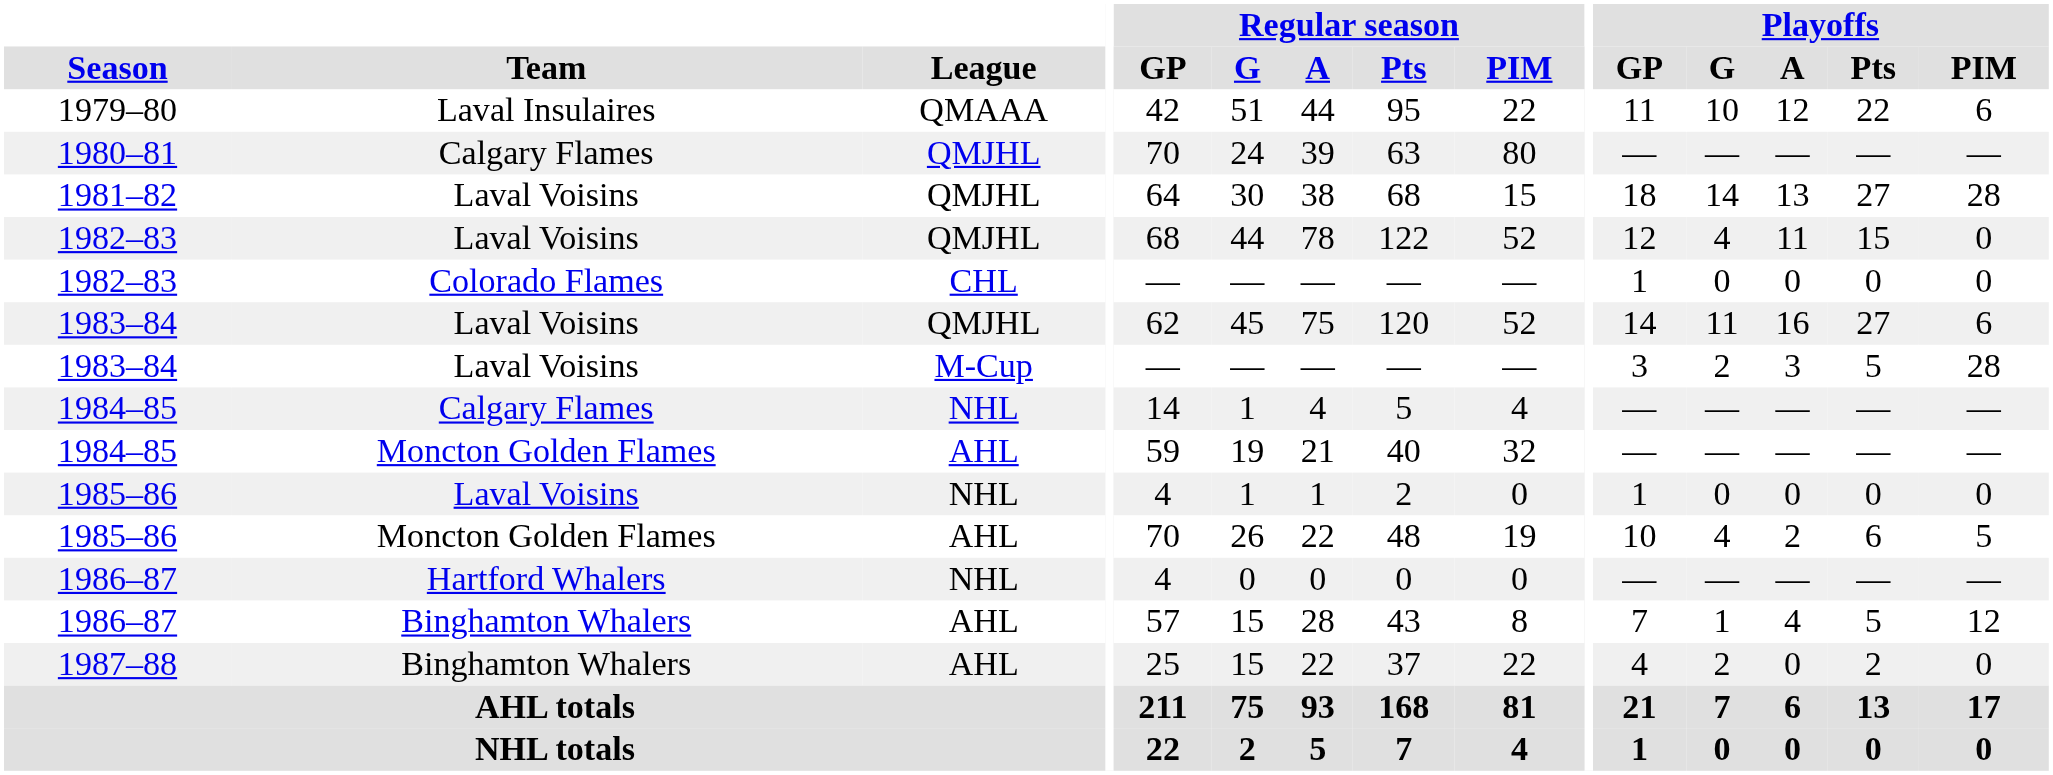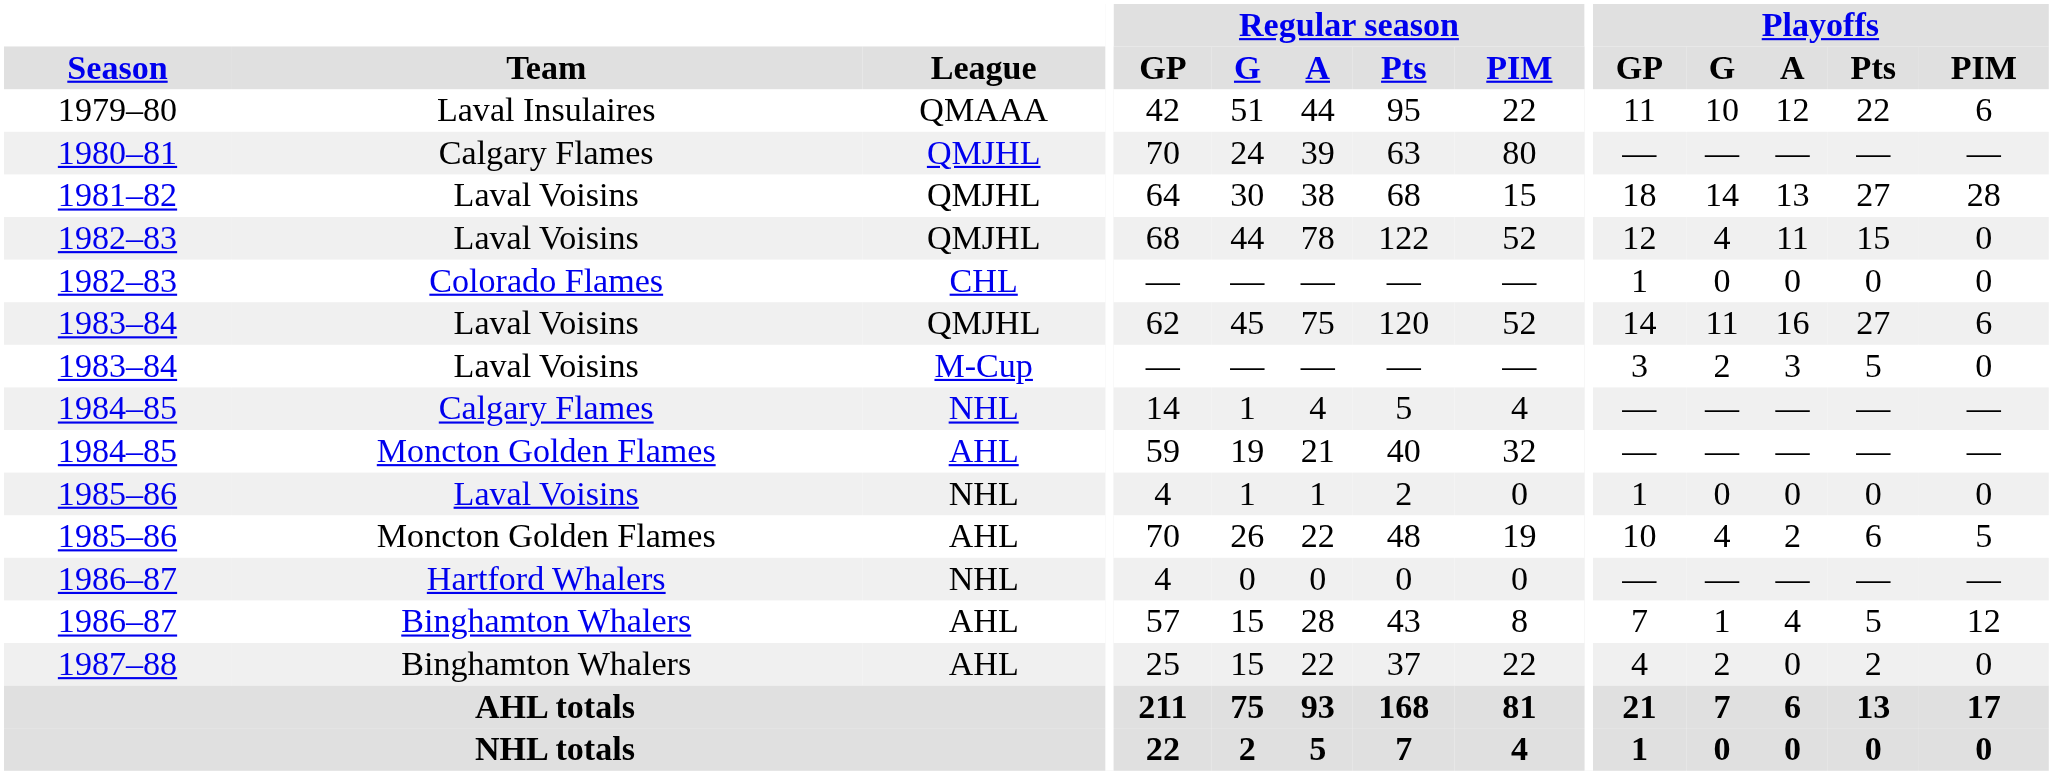(1984, 365) 28 -> (1984, 365) 0
